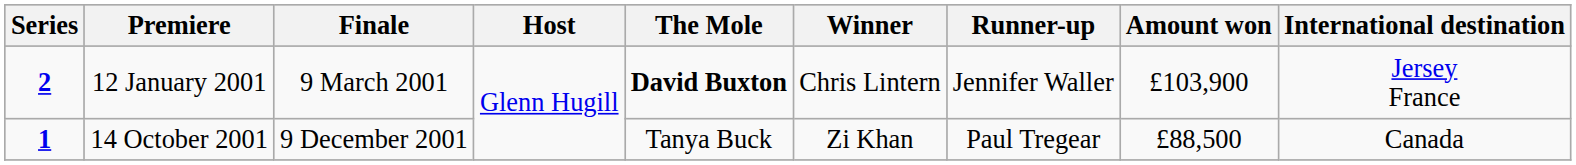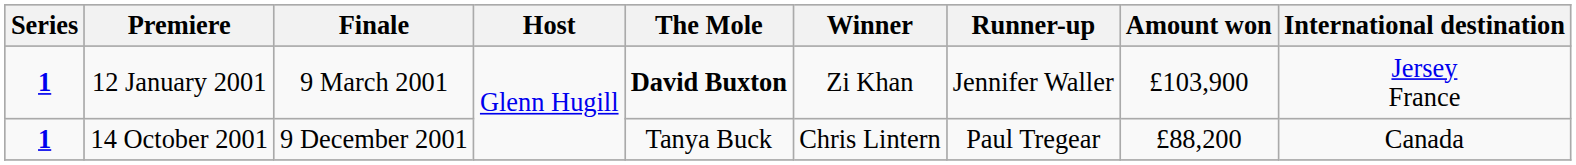(45, 82) 2 -> (45, 82) 1
(870, 82) Chris Lintern -> (870, 82) Zi Khan
(870, 138) Zi Khan -> (870, 138) Chris Lintern
(1199, 138) £88,500 -> (1199, 138) £88,200
